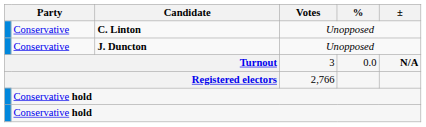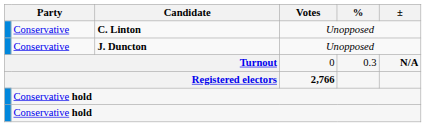(332, 63) 3 -> (332, 63) 0
(370, 63) 0.0 -> (370, 63) 0.3
(323, 79) normal -> (323, 79) bold
